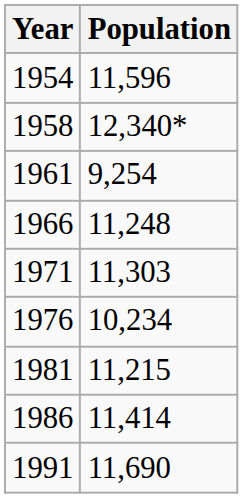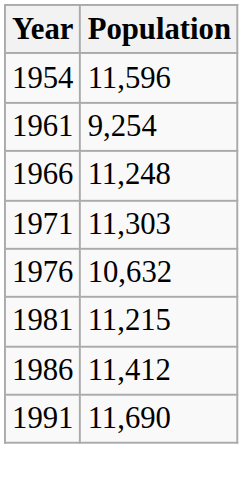- row: (43, 126)
(130, 321) 10,234 -> (130, 272) 10,632
(129, 418) 11,414 -> (129, 369) 11,412
